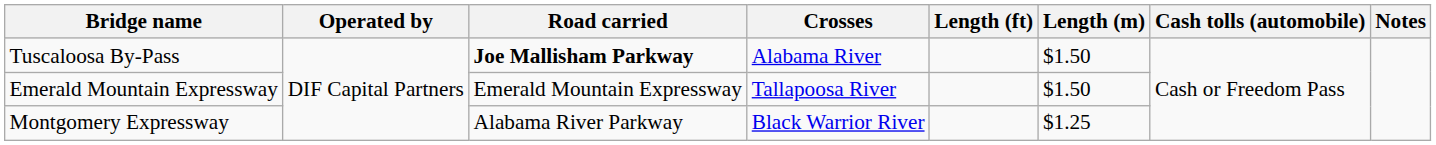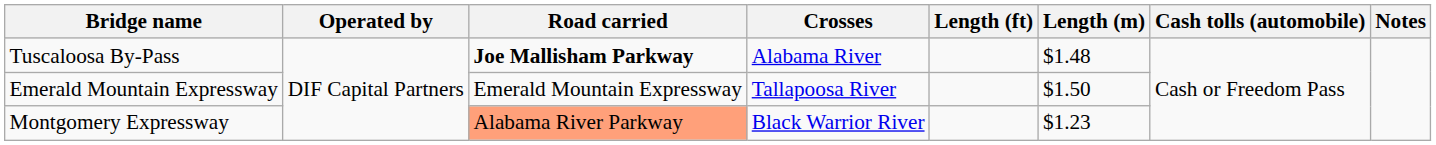(1067, 55) $1.50 -> (1067, 55) $1.48
(578, 122) no background -> (578, 122) lightsalmon background
(1067, 122) $1.25 -> (1067, 122) $1.23
